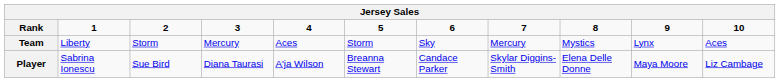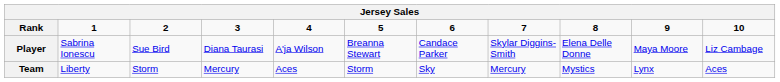rows swapped: (31, 64) <-> (31, 43)
